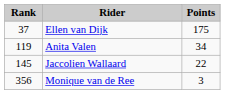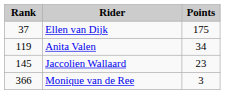(201, 64) 22 -> (201, 64) 23
(24, 81) 356 -> (24, 81) 366
